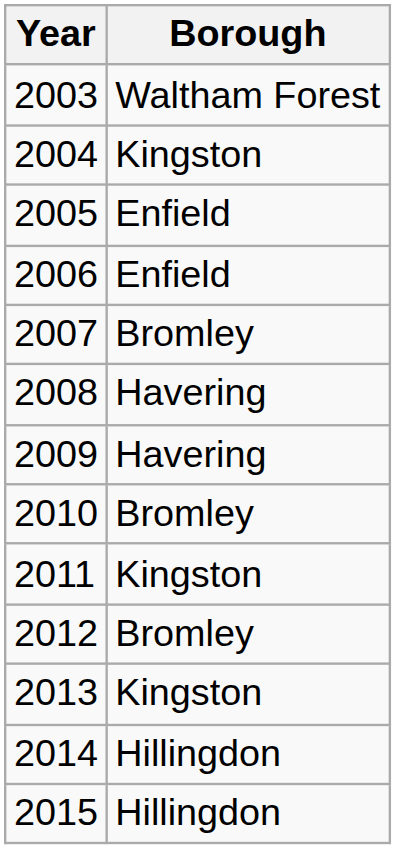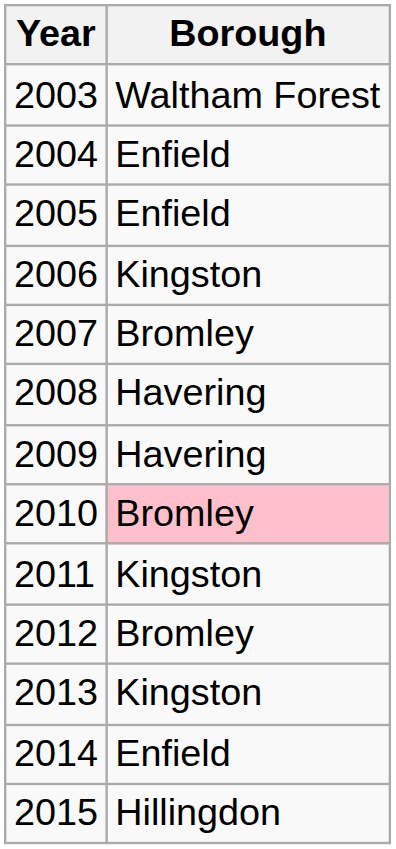(189, 154) Kingston -> (173, 154) Enfield
(173, 273) Enfield -> (189, 273) Kingston
(185, 513) no background -> (185, 513) pink background
(198, 753) Hillingdon -> (173, 753) Enfield
